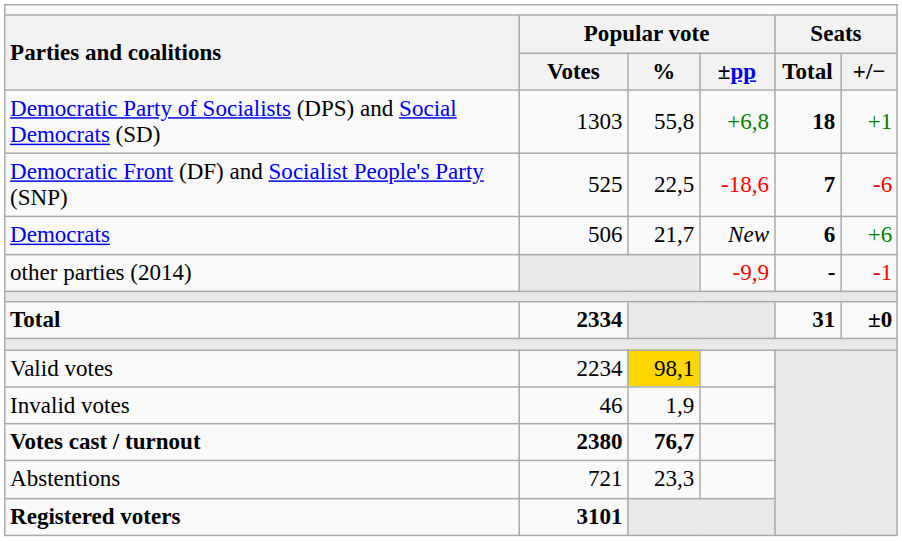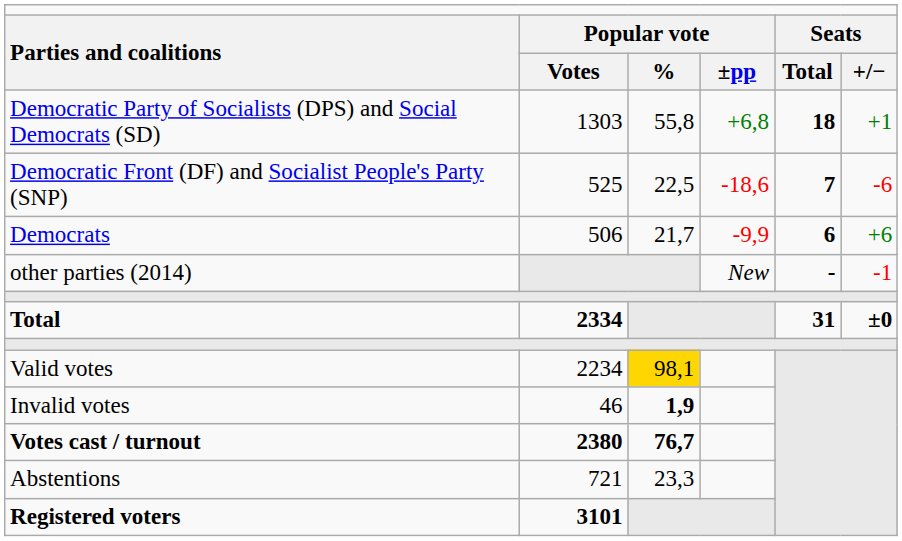(749, 234) New -> (751, 234) -9,9
(751, 271) -9,9 -> (749, 271) New
(680, 404) normal -> (680, 404) bold
